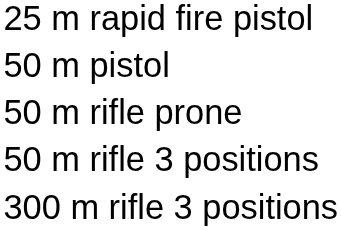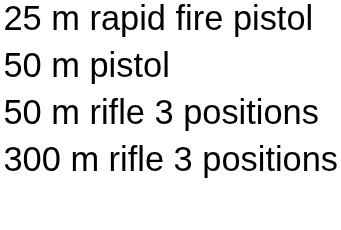- row: (123, 112)
